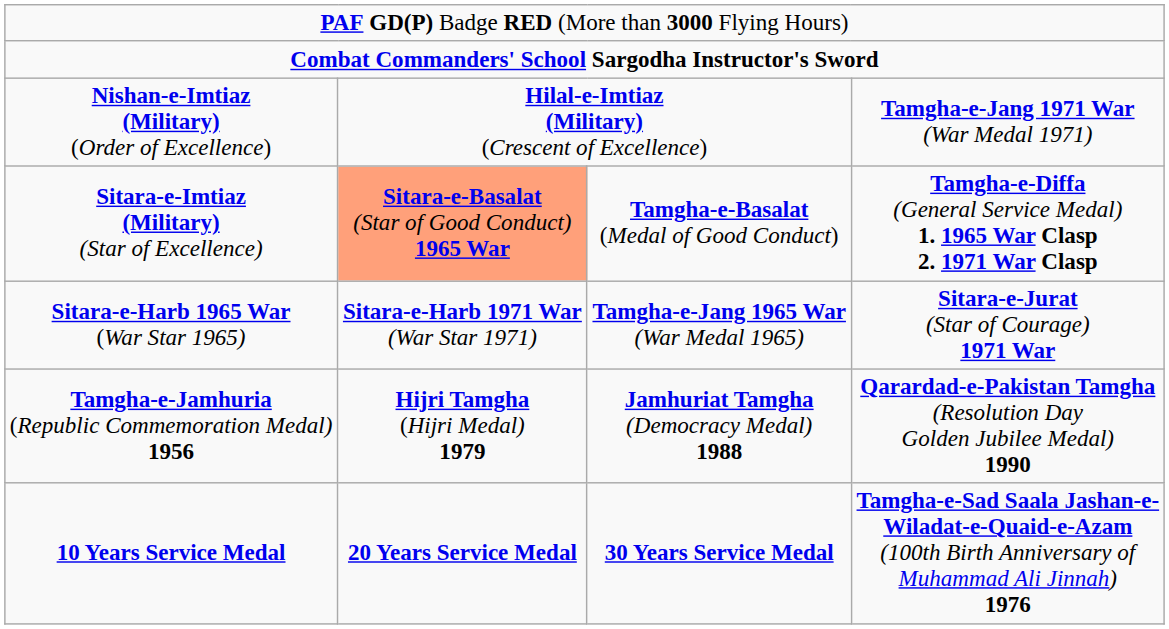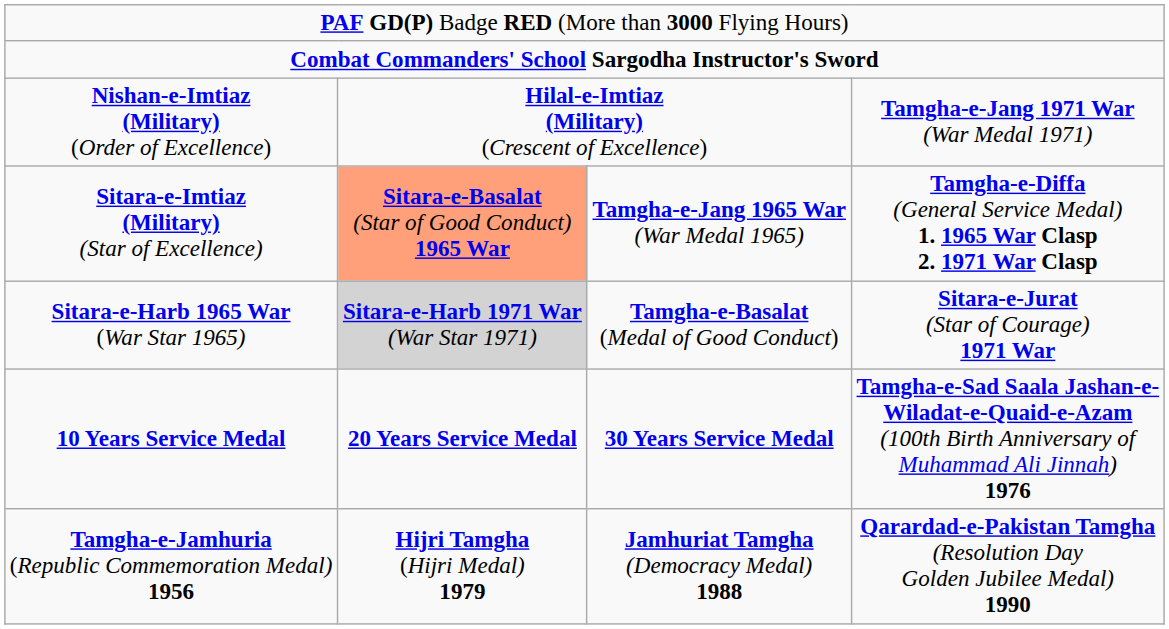(719, 223) Tamgha-e-Basalat (Medal of Good Conduct) -> (719, 223) Tamgha-e-Jang 1965 War (War Medal 1965)
(462, 324) no background -> (462, 324) lightgrey background
(719, 324) Tamgha-e-Jang 1965 War (War Medal 1965) -> (719, 324) Tamgha-e-Basalat (Medal of Good Conduct)
rows swapped: (171, 553) <-> (171, 425)
